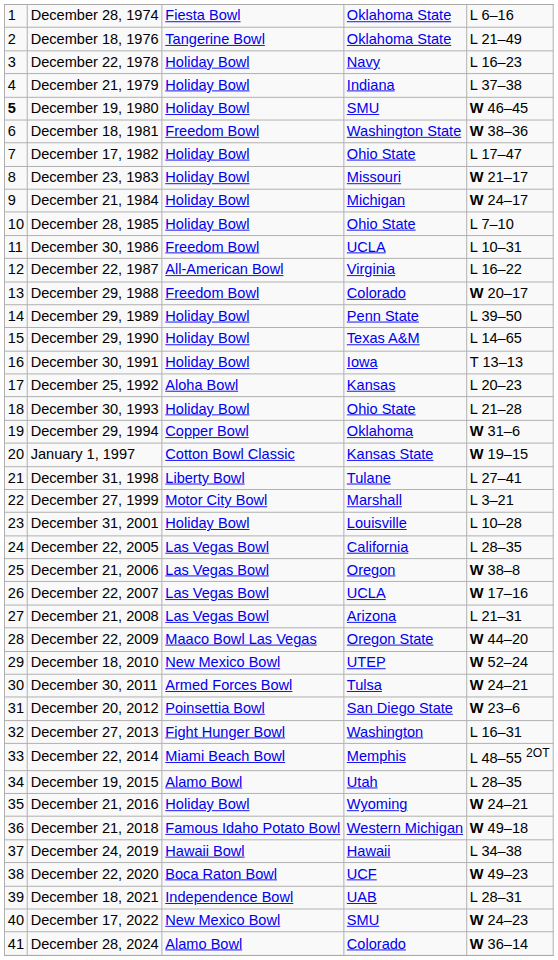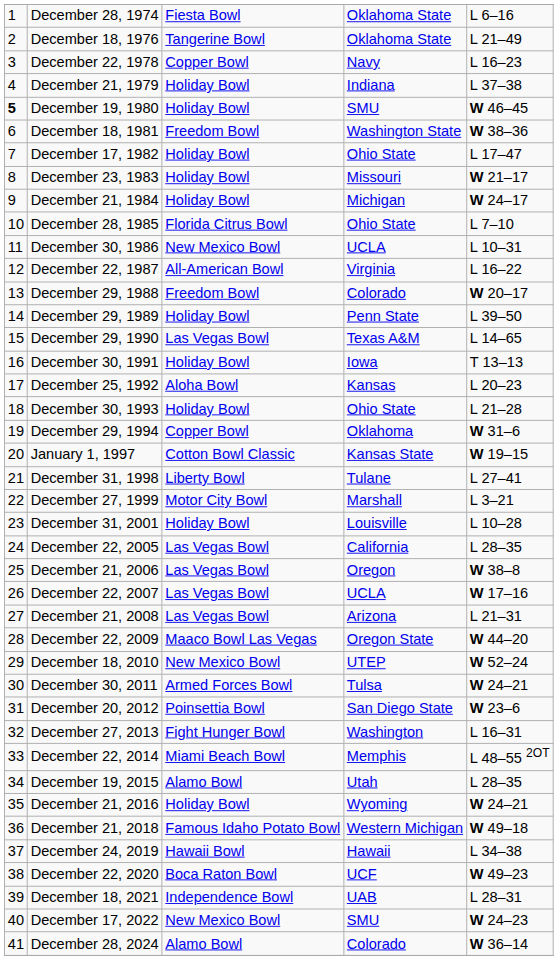(207, 62) Holiday Bowl -> (207, 62) Copper Bowl
(207, 223) Holiday Bowl -> (226, 223) Florida Citrus Bowl
(212, 246) Freedom Bowl -> (223, 246) New Mexico Bowl
(207, 339) Holiday Bowl -> (217, 339) Las Vegas Bowl
